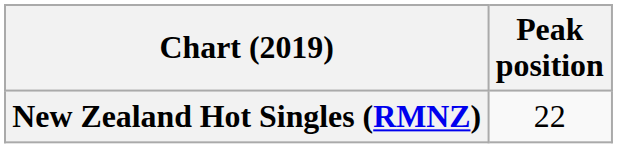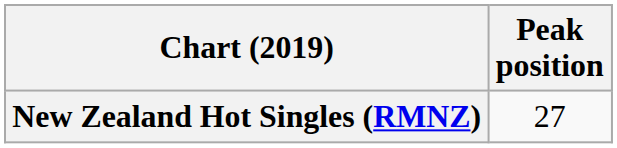(550, 116) 22 -> (550, 116) 27
